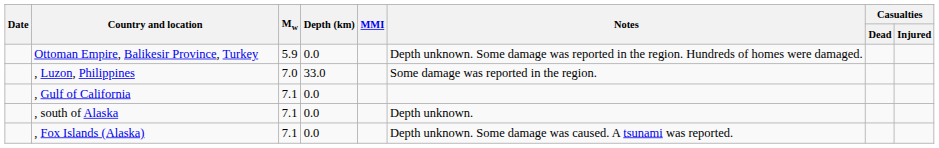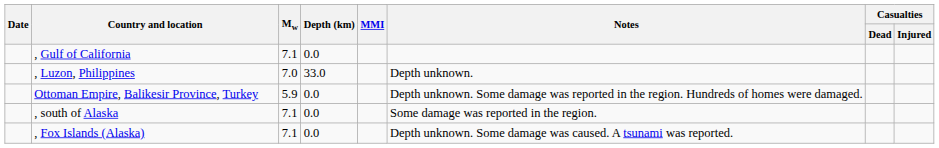rows swapped: (82, 93) <-> (146, 53)
(493, 73) Some damage was reported in the region. -> (432, 73) Depth unknown.
(432, 113) Depth unknown. -> (493, 113) Some damage was reported in the region.
